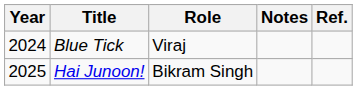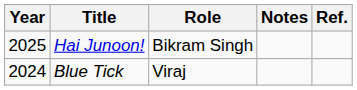rows swapped: (89, 44) <-> (99, 71)
